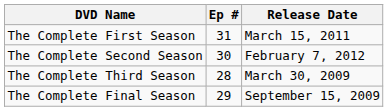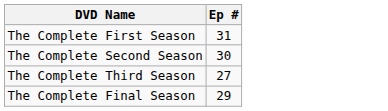- column: (312, 15)
(224, 76) 28 -> (224, 76) 27
